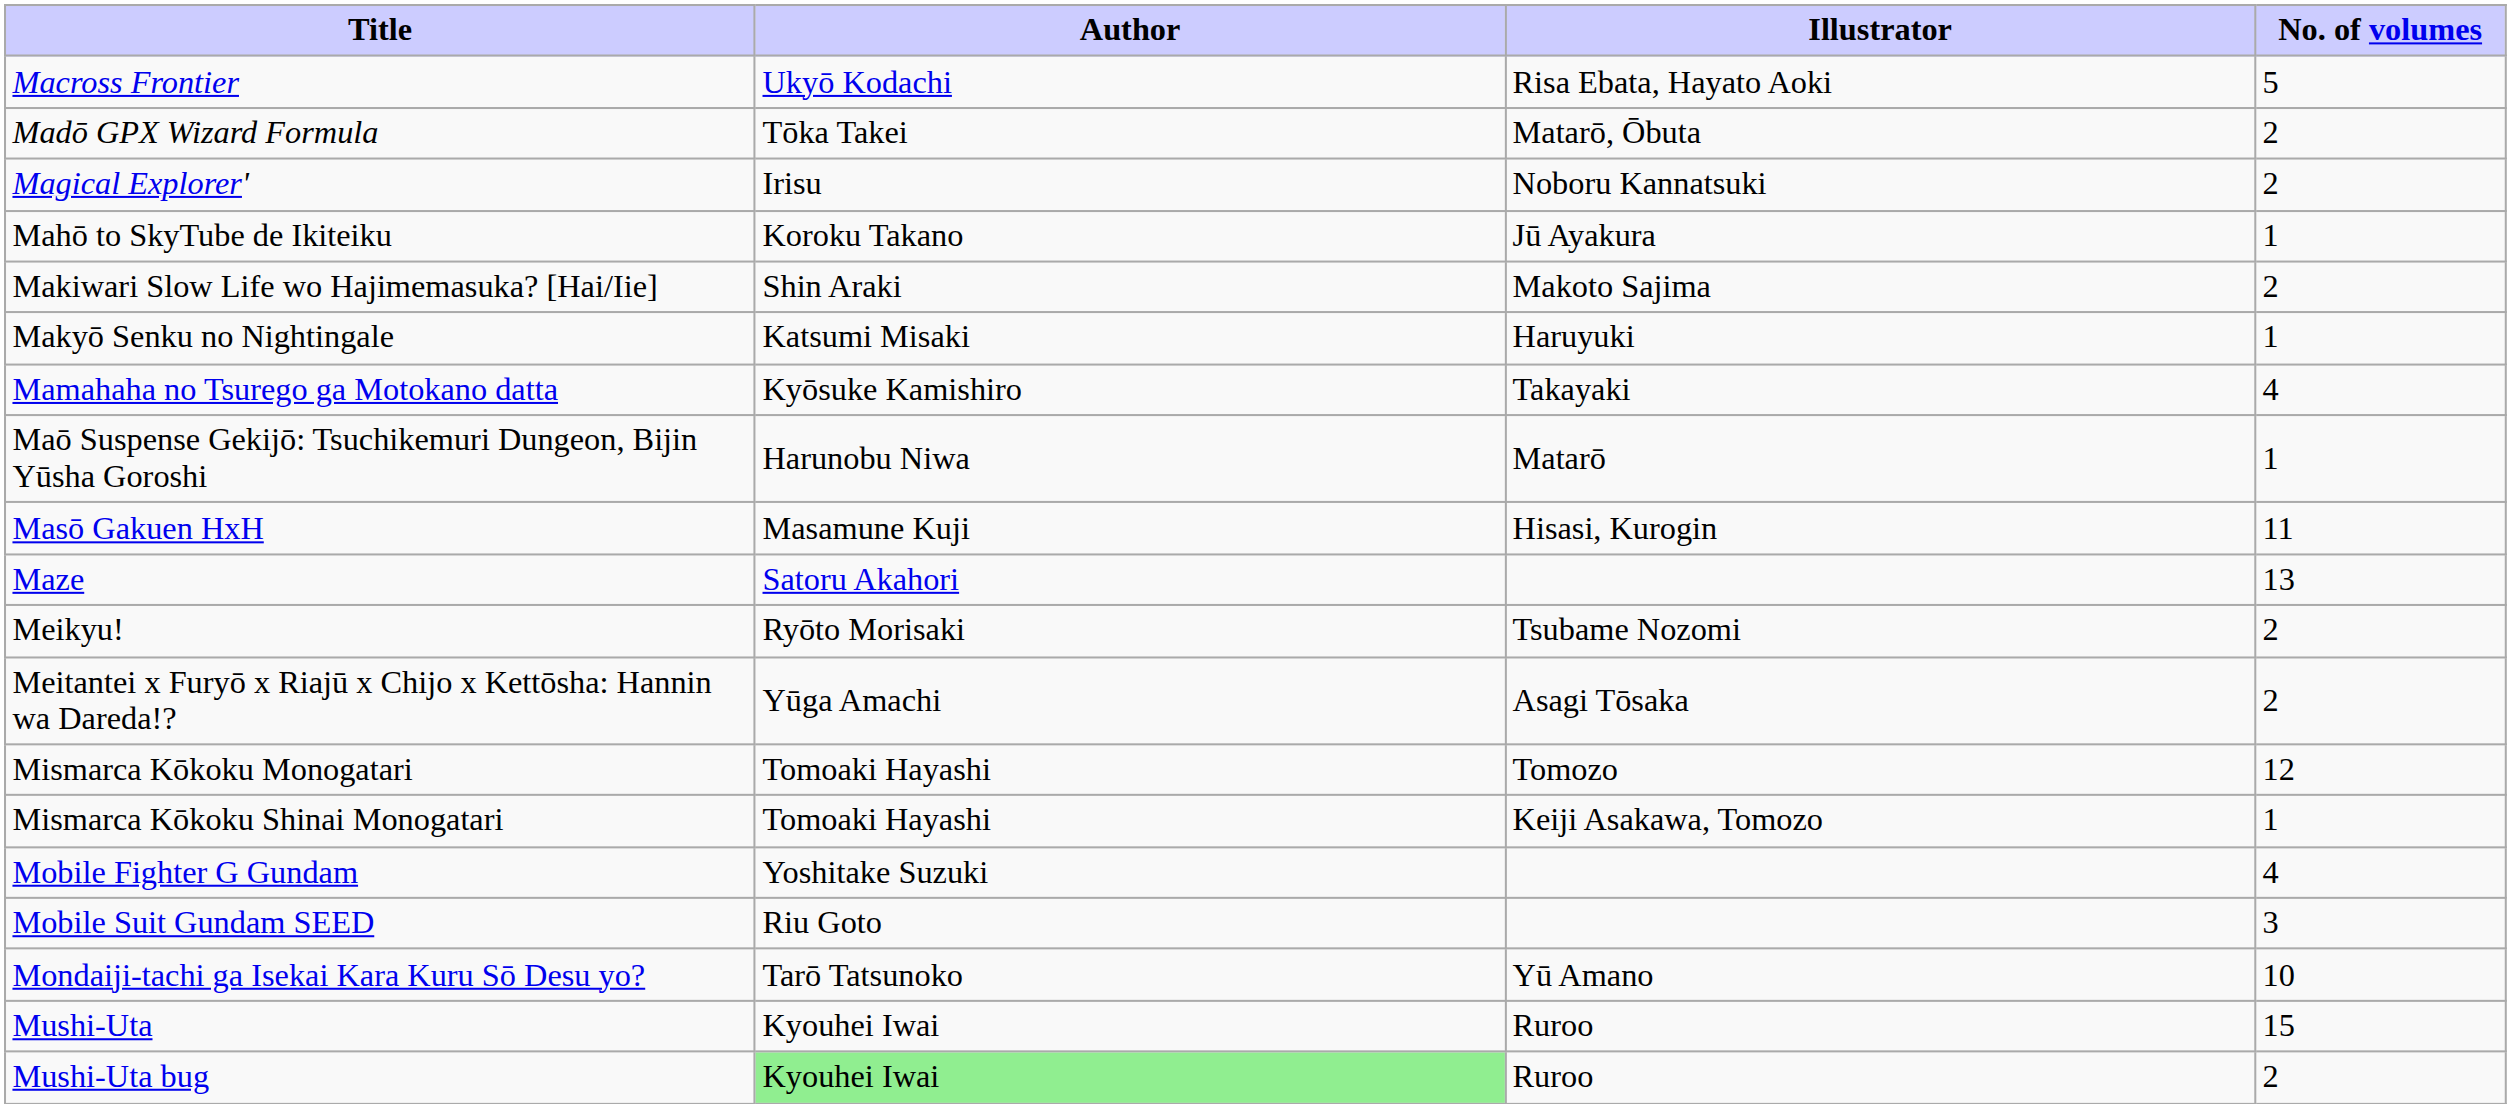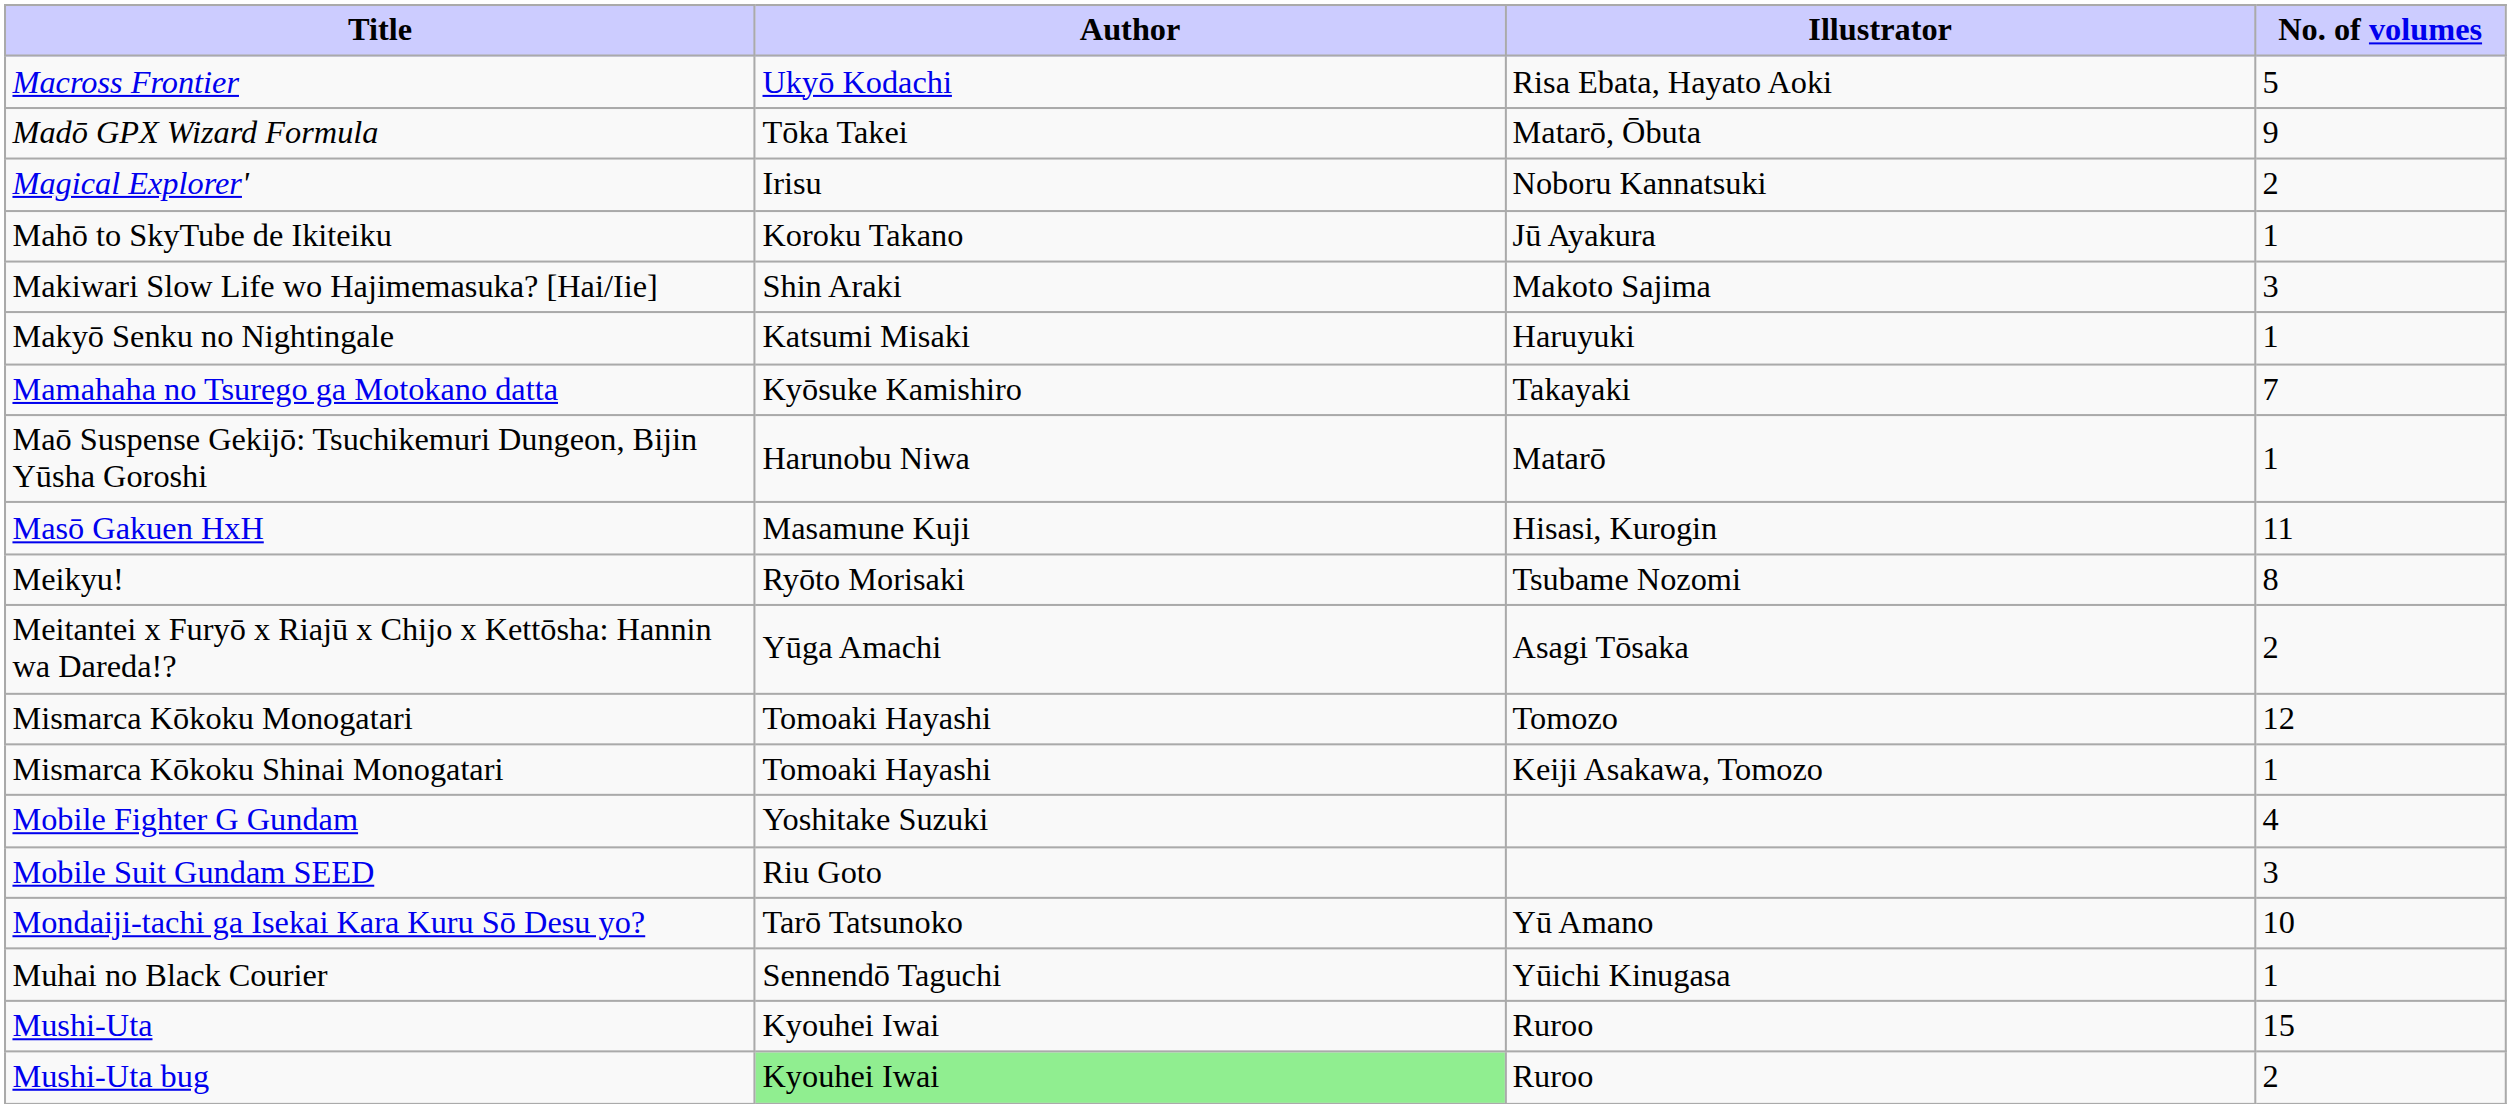(2271, 132) 2 -> (2271, 132) 9
(2271, 286) 2 -> (2271, 286) 3
(2271, 388) 4 -> (2271, 388) 7
- row: (48, 579)
(2271, 630) 2 -> (2271, 579) 8
+ row: (170, 974)
